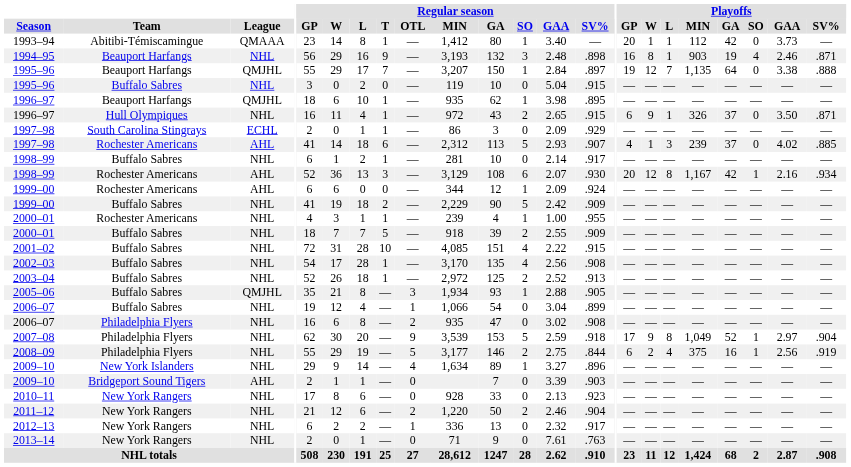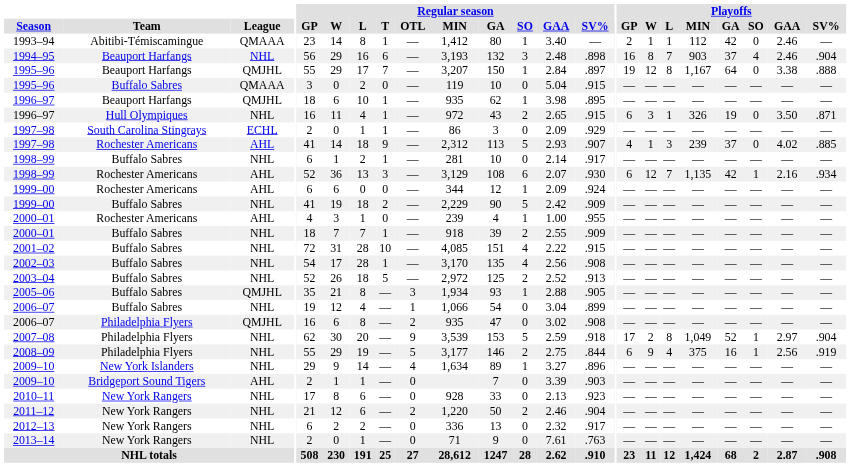(629, 41) 20 -> (629, 41) 2
(787, 41) 3.73 -> (787, 41) 2.46
(385, 55) 9 -> (385, 55) 6
(669, 55) 1 -> (669, 55) 7
(731, 55) 19 -> (731, 55) 37
(826, 55) .871 -> (826, 55) .904
(669, 70) 7 -> (669, 70) 8
(698, 70) 1,135 -> (698, 70) 1,167
(262, 85) NHL -> (262, 85) QMAAA
(651, 115) 9 -> (651, 115) 3
(731, 115) 37 -> (731, 115) 19
(385, 144) 6 -> (385, 144) 9
(629, 174) 20 -> (629, 174) 6
(669, 174) 8 -> (669, 174) 7
(698, 174) 1,167 -> (698, 174) 1,135
(262, 218) NHL -> (262, 218) AHL
(385, 218) 1 -> (385, 218) 0
(385, 233) 5 -> (385, 233) 1
(385, 277) 1 -> (385, 277) 5
(262, 322) NHL -> (262, 322) QMJHL
(651, 337) 9 -> (651, 337) 2
(651, 351) 2 -> (651, 351) 9
(413, 425) 1 -> (413, 425) 0
